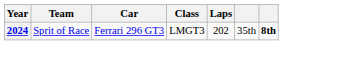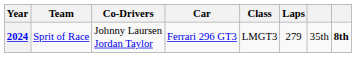+ column: (128, 13)
(221, 31) 202 -> (294, 37) 279
